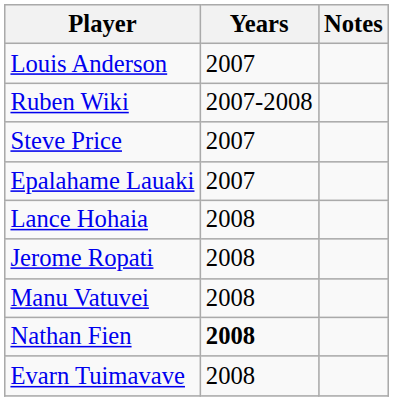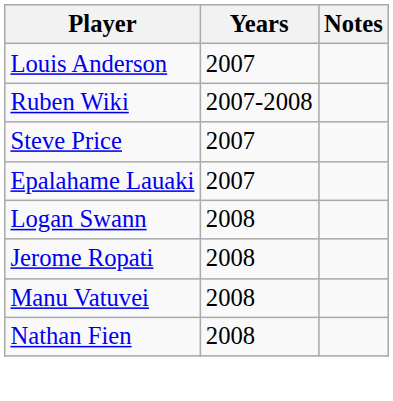+ row: (79, 219)
- row: (79, 219)
(230, 336) bold -> (230, 336) normal
- row: (98, 375)
